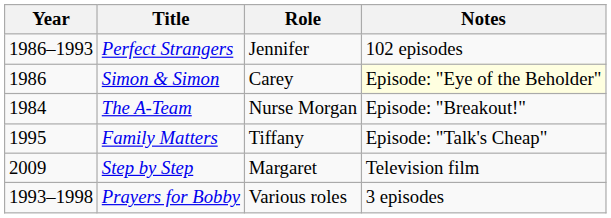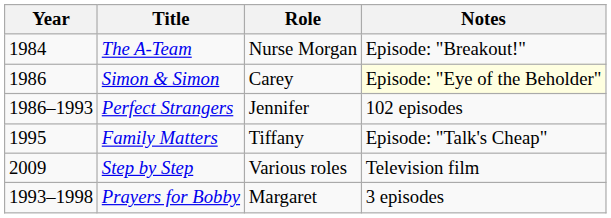rows swapped: (147, 108) <-> (168, 49)
(283, 167) Margaret -> (298, 167) Various roles
(298, 197) Various roles -> (283, 197) Margaret
